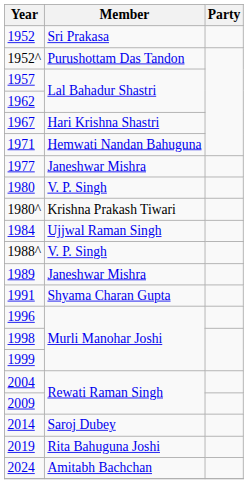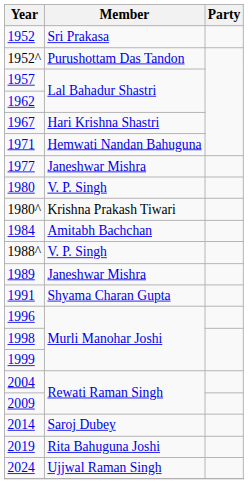(104, 230) Ujjwal Raman Singh -> (100, 230) Amitabh Bachchan
(100, 468) Amitabh Bachchan -> (104, 468) Ujjwal Raman Singh
